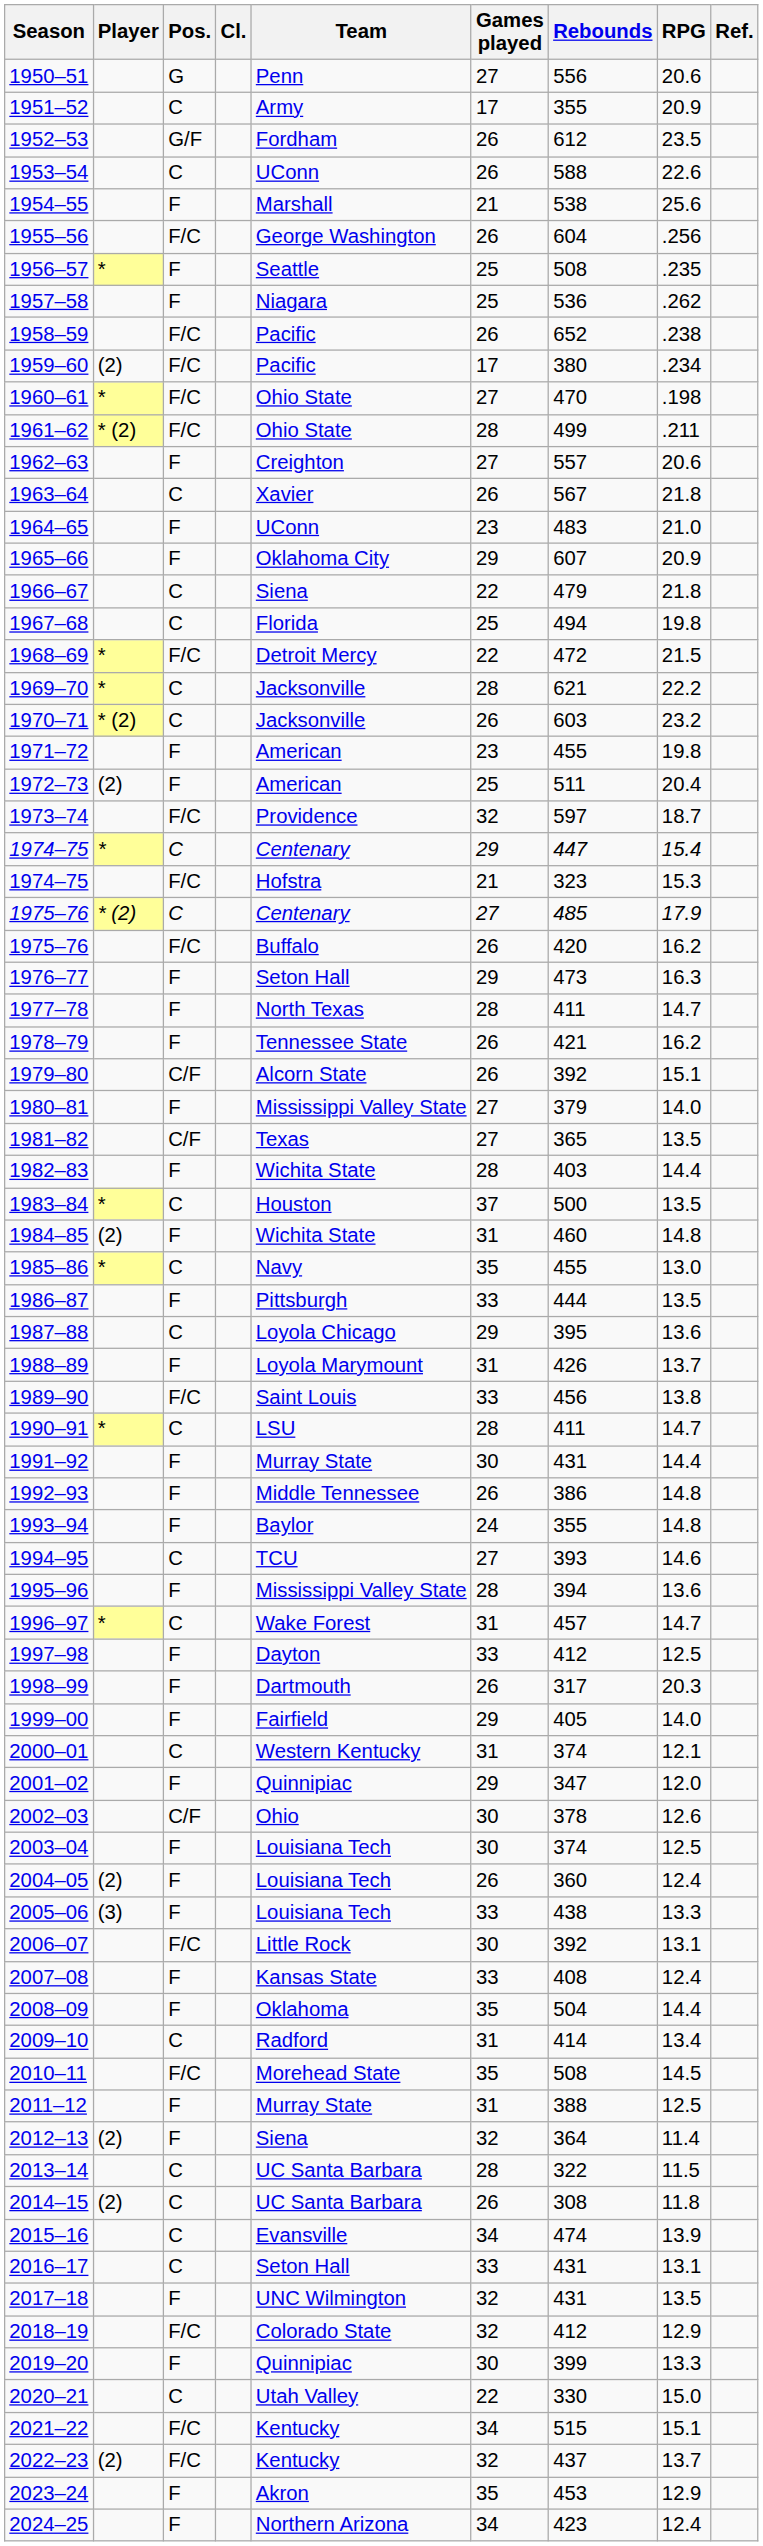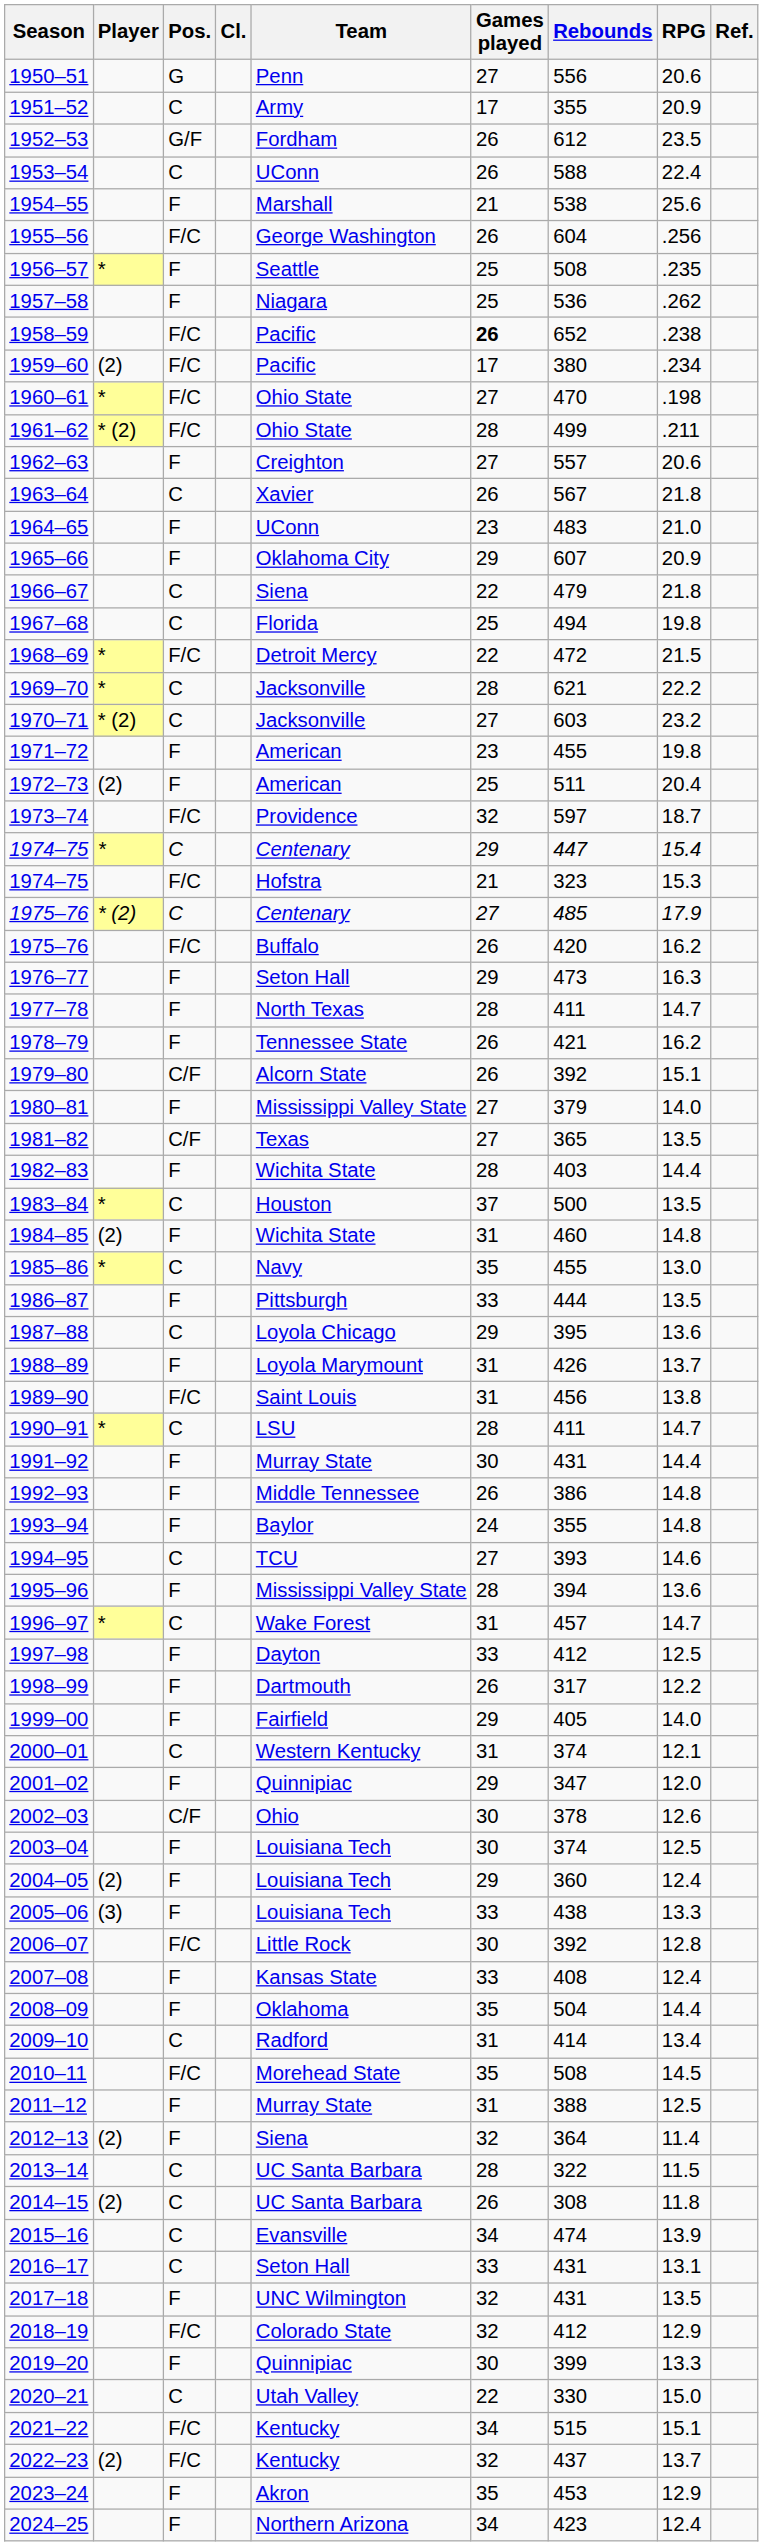(682, 172) 22.6 -> (682, 172) 22.4
(487, 333) normal -> (487, 333) bold
(487, 720) 26 -> (487, 720) 27
(487, 1396) 33 -> (487, 1396) 31
(682, 1687) 20.3 -> (682, 1687) 12.2
(487, 1880) 26 -> (487, 1880) 29
(682, 1944) 13.1 -> (682, 1944) 12.8
